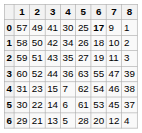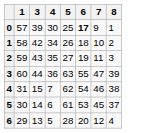- column: (37, 12)
(53, 27) 41 -> (37, 27) 39
